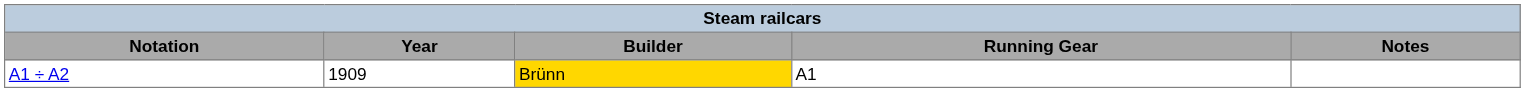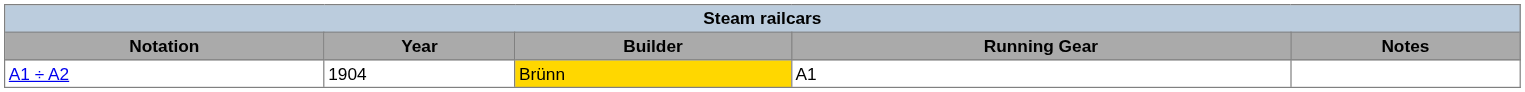(347, 74) 1909 -> (347, 74) 1904
